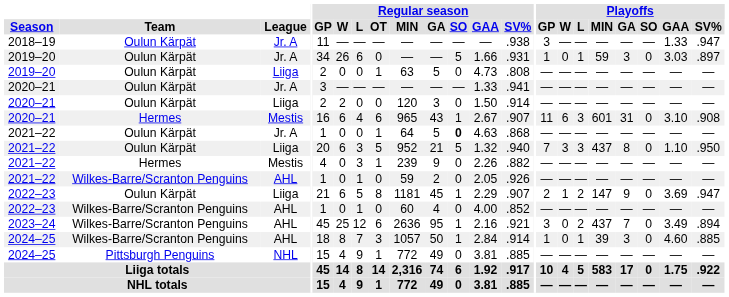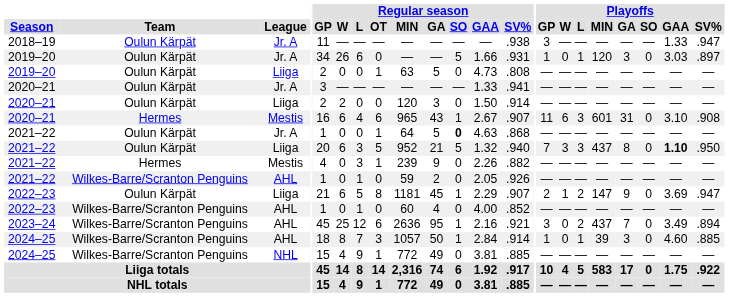(602, 57) 59 -> (602, 57) 120
(676, 148) normal -> (676, 148) bold
(160, 254) Pittsburgh Penguins -> (160, 254) Wilkes-Barre/Scranton Penguins
